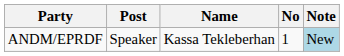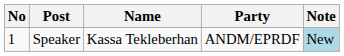columns swapped: (291, 16) <-> (55, 16)
